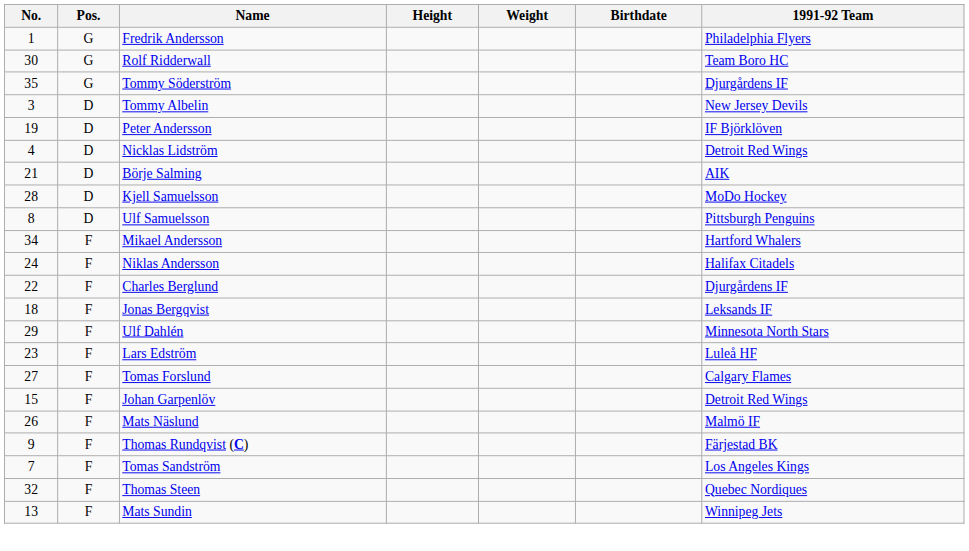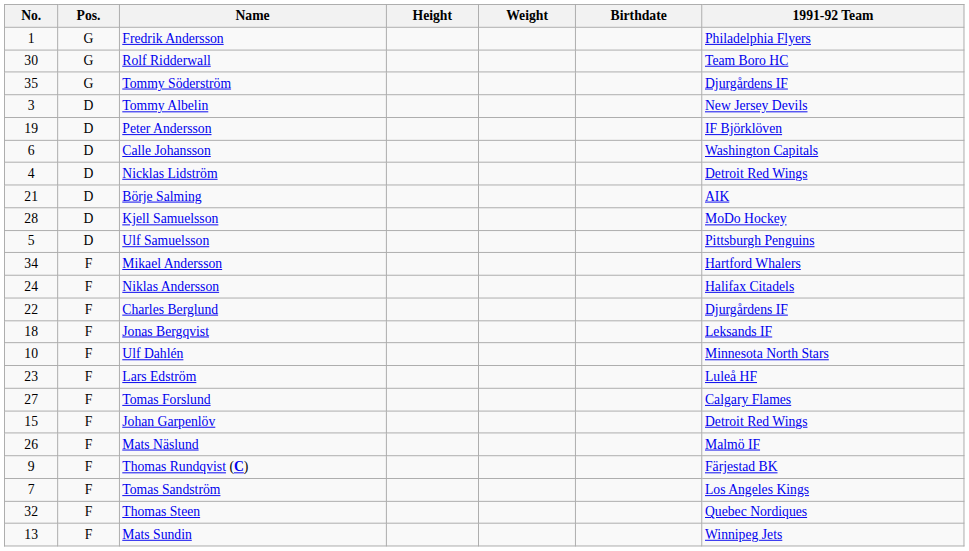+ row: (167, 151)
(31, 219) 8 -> (31, 241) 5
(31, 332) 29 -> (31, 354) 10
